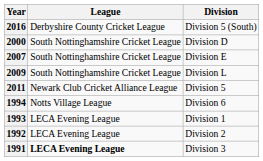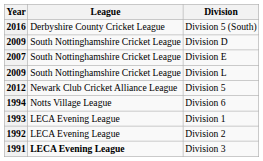(16, 42) 2000 -> (16, 42) 2009
(16, 88) 2011 -> (16, 88) 2012
